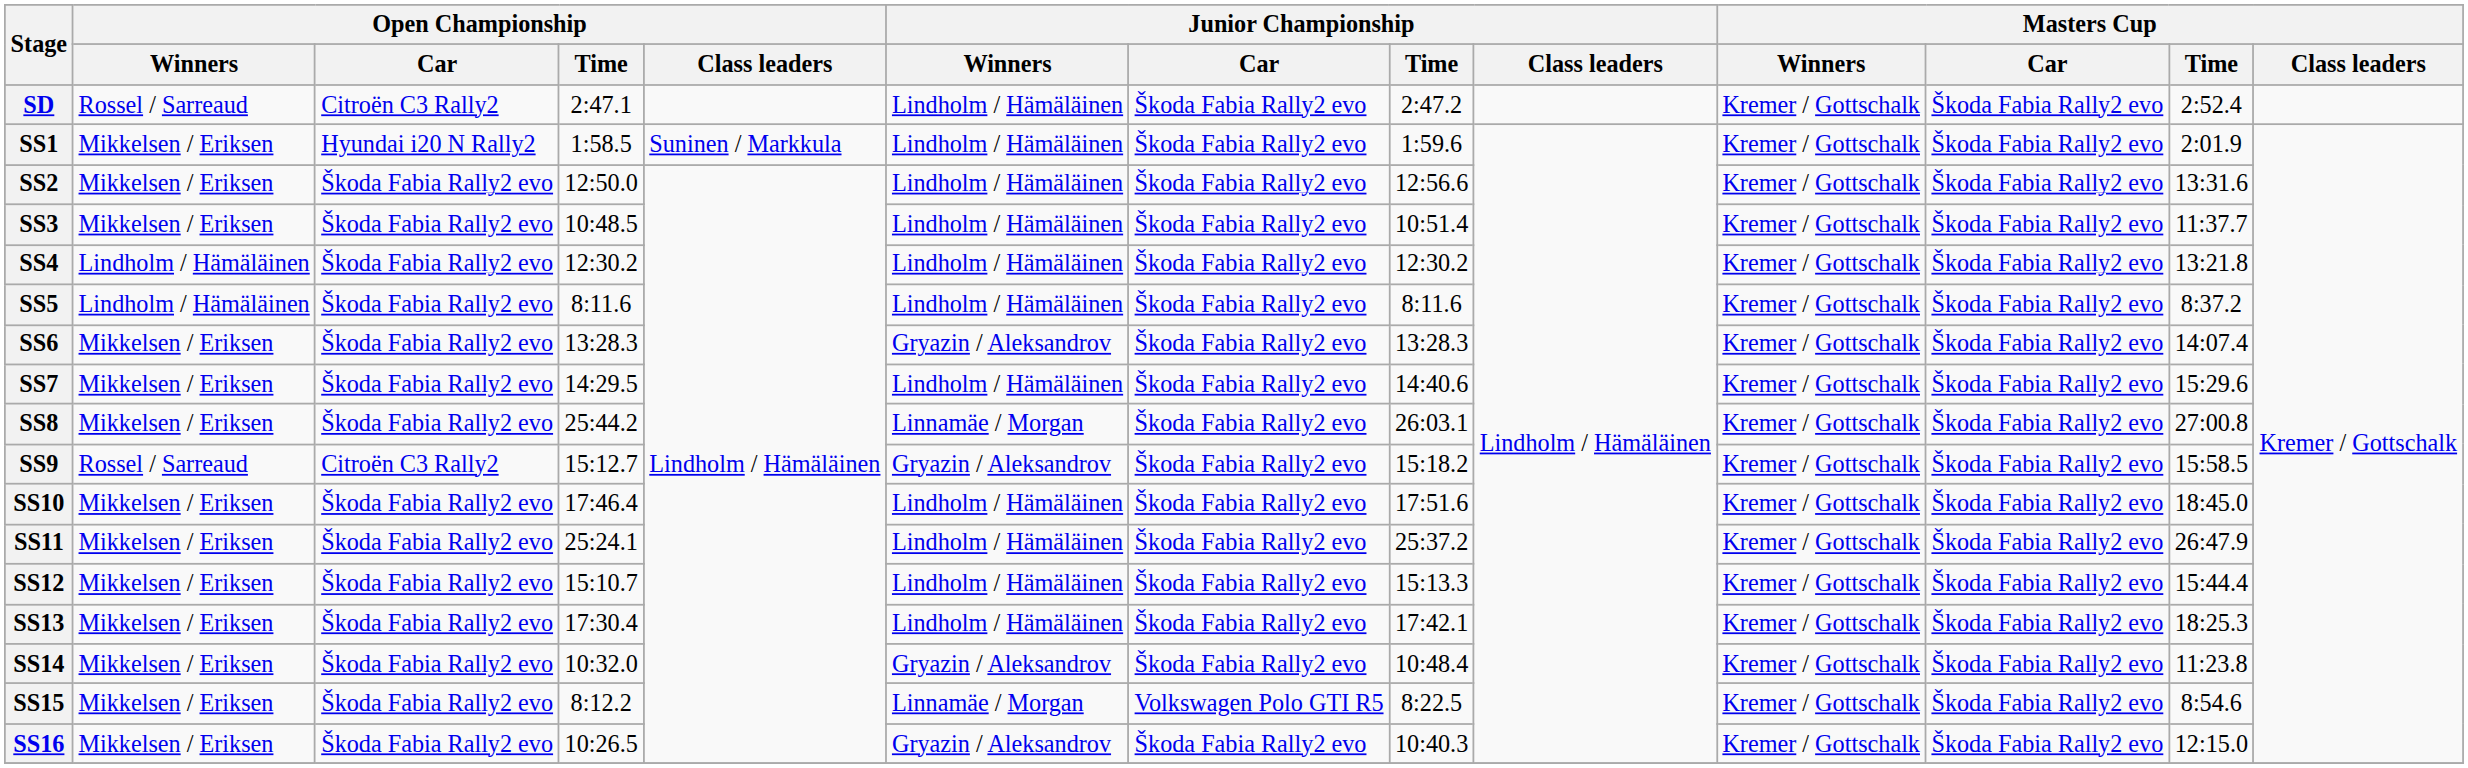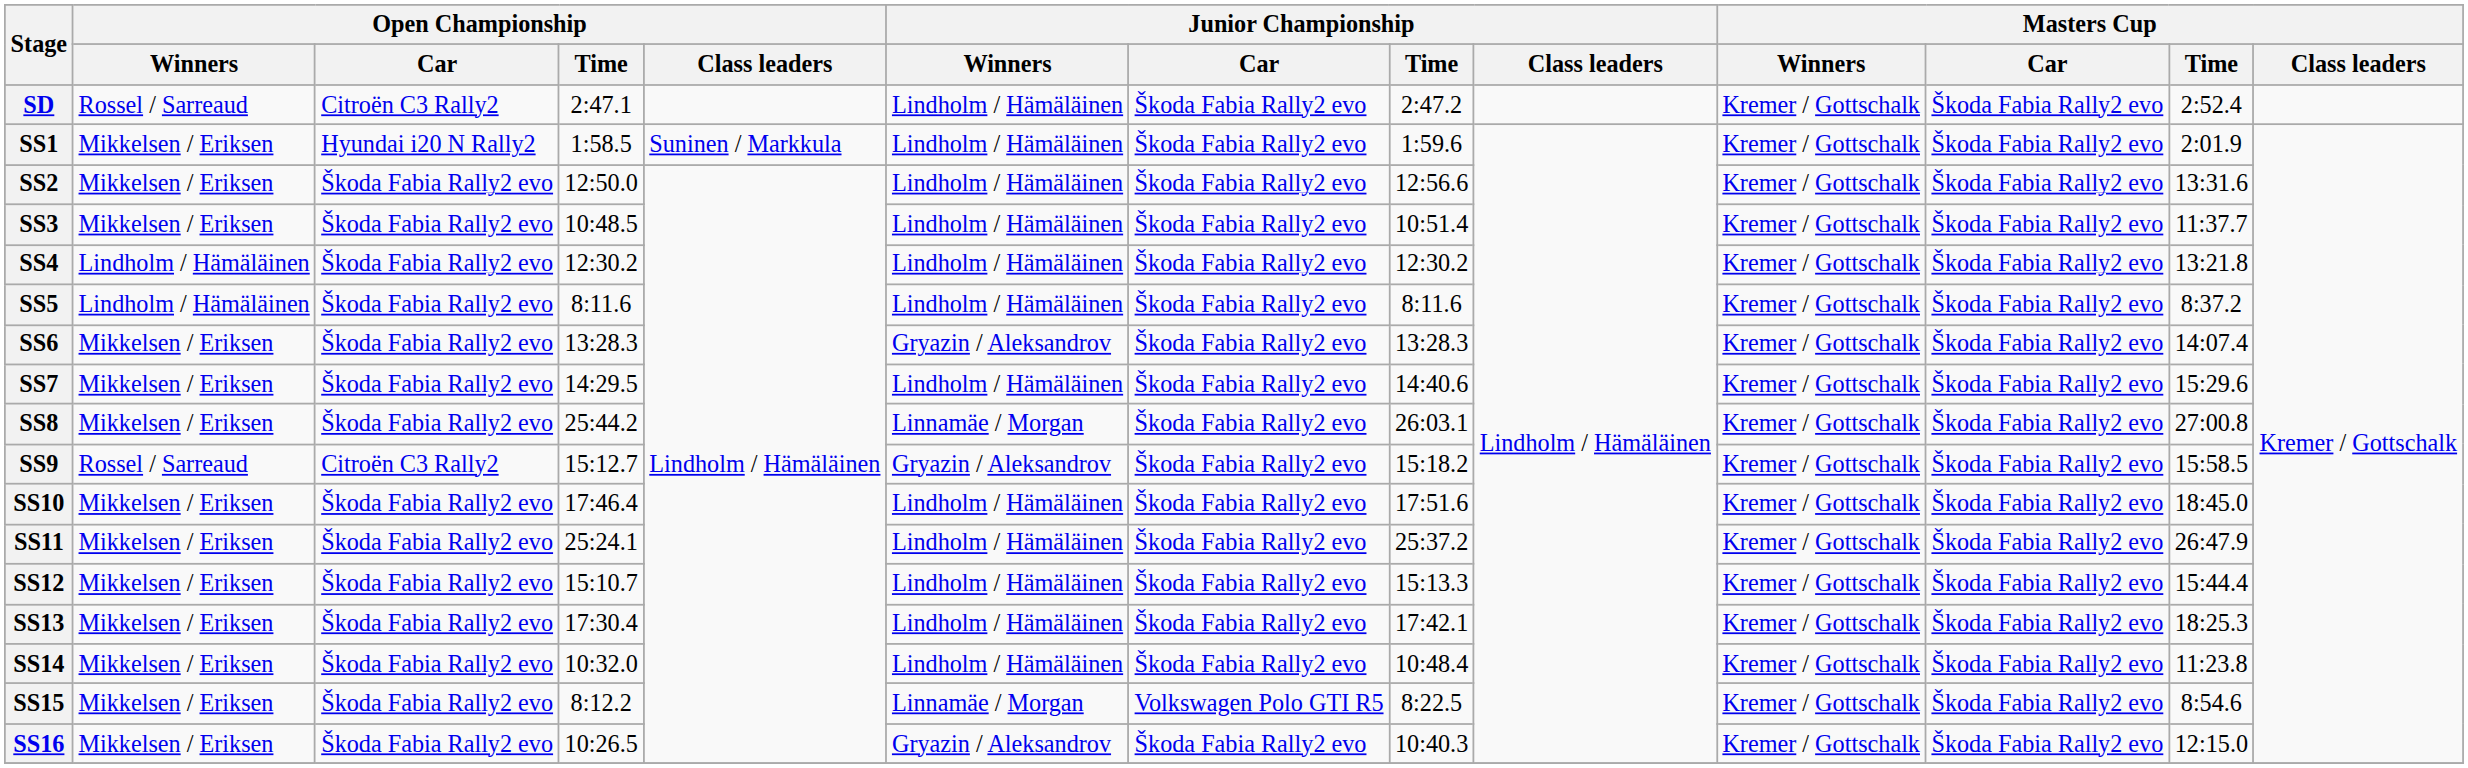(1001, 663) Gryazin / Aleksandrov -> (1008, 663) Lindholm / Hämäläinen
